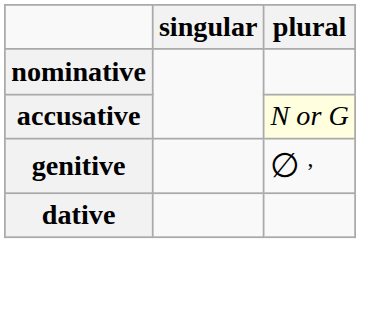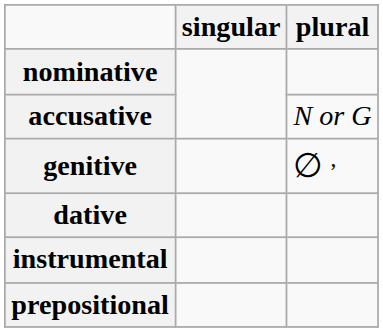(310, 116) lightyellow background -> (333, 116) no background
+ row: (90, 259)
+ row: (90, 304)
